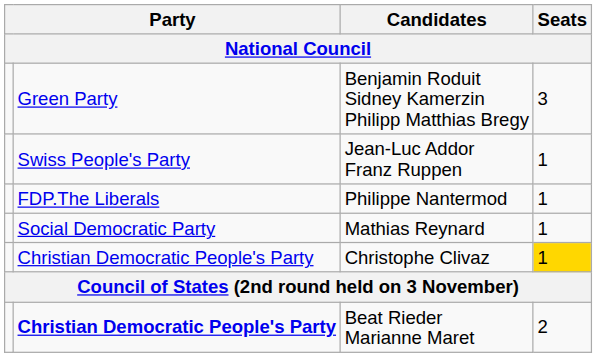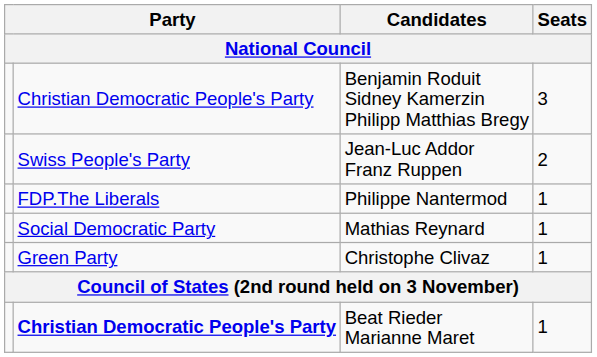(67, 99) Green Party -> (166, 99) Christian Democratic People's Party
(543, 159) 1 -> (543, 159) 2
(166, 258) Christian Democratic People's Party -> (67, 258) Green Party
(543, 258) gold background -> (543, 258) no background
(543, 327) 2 -> (543, 327) 1
